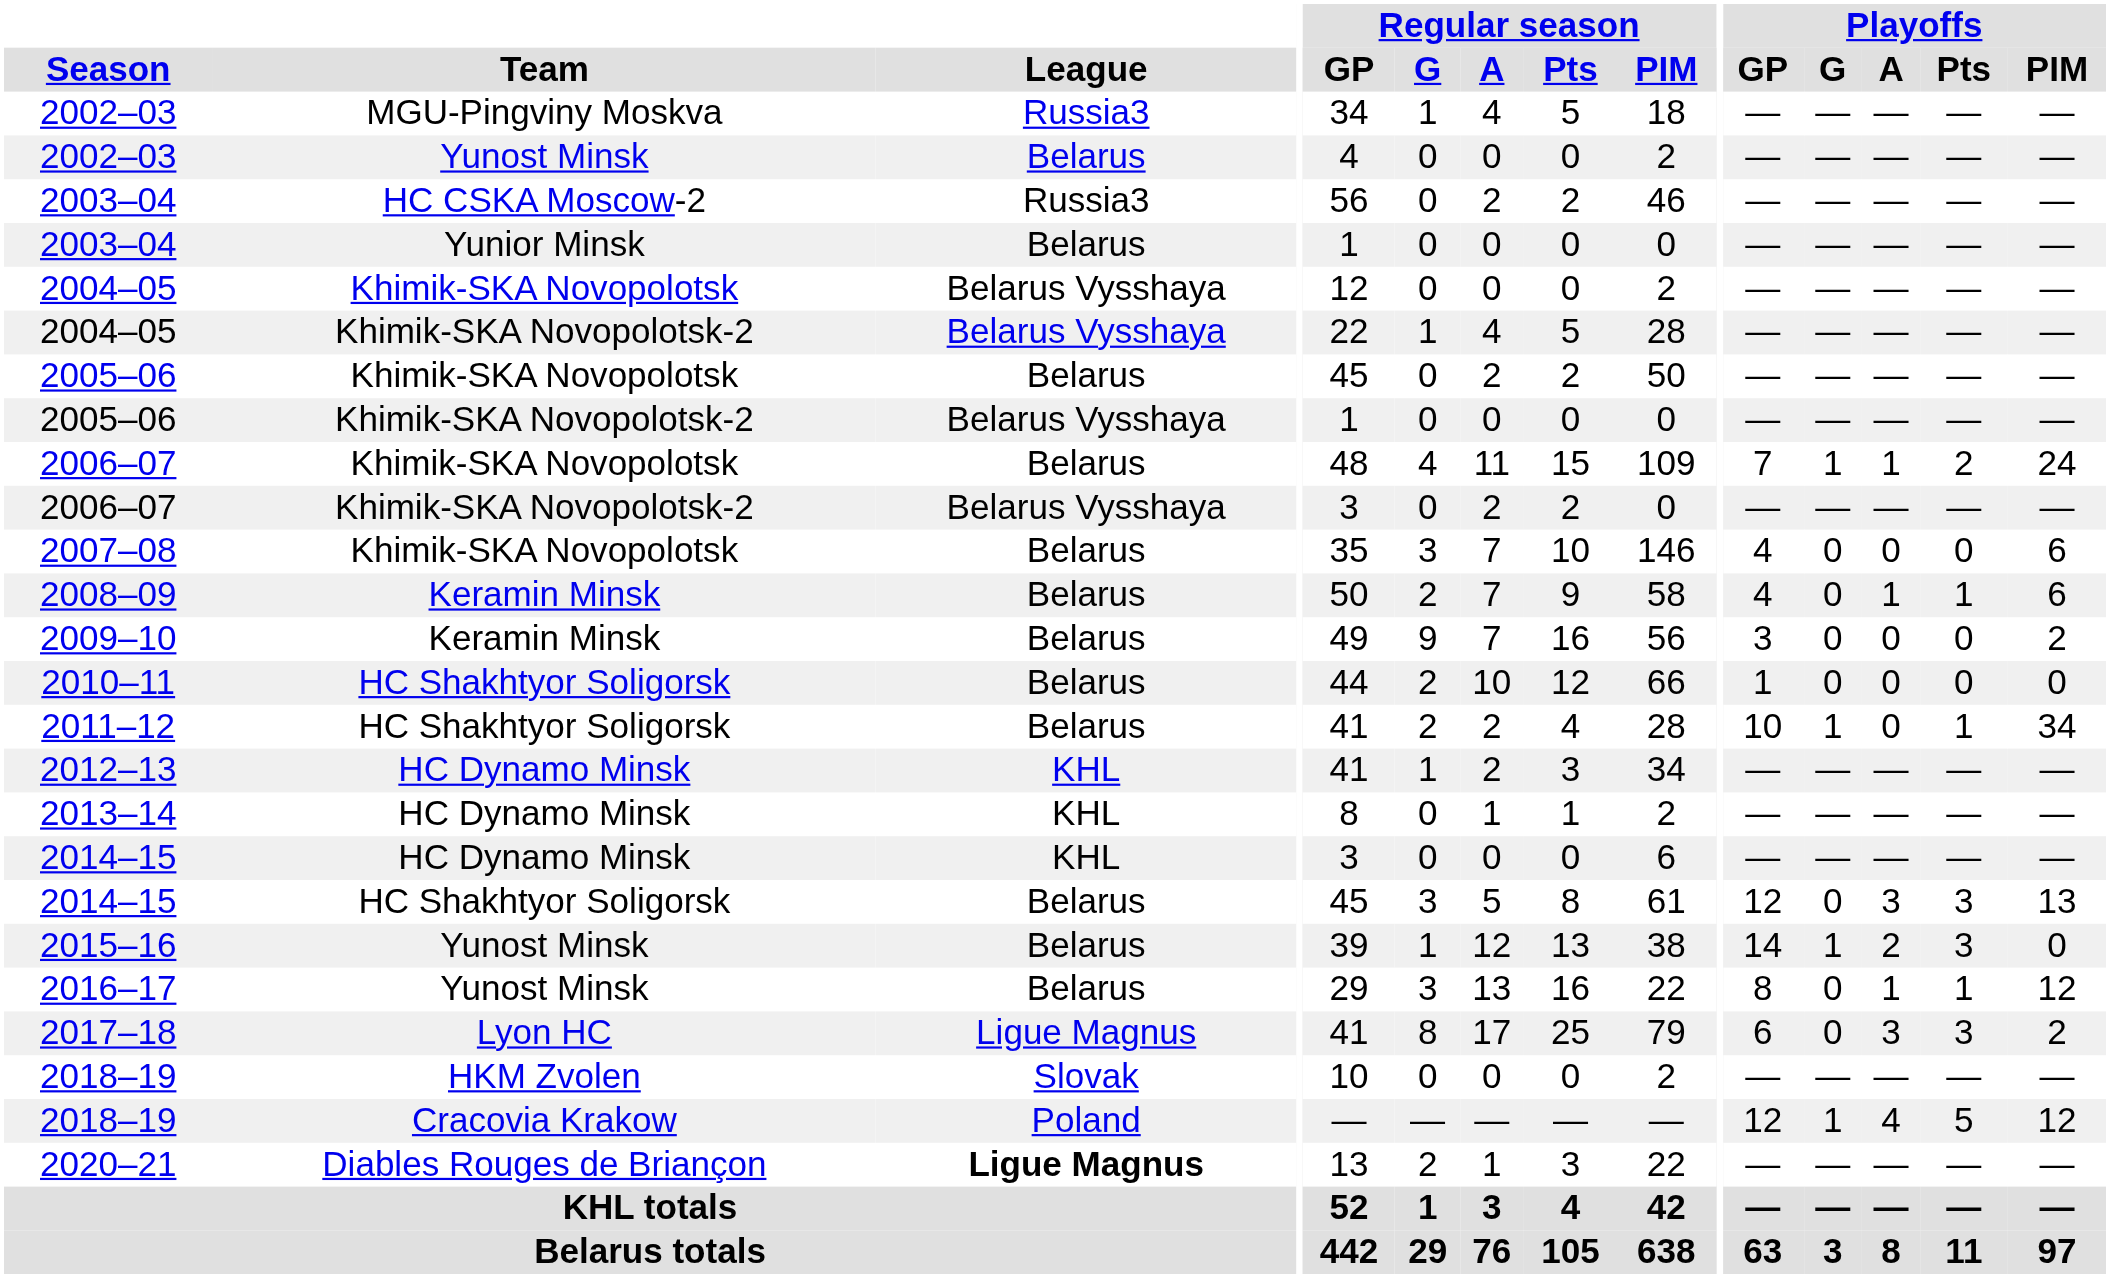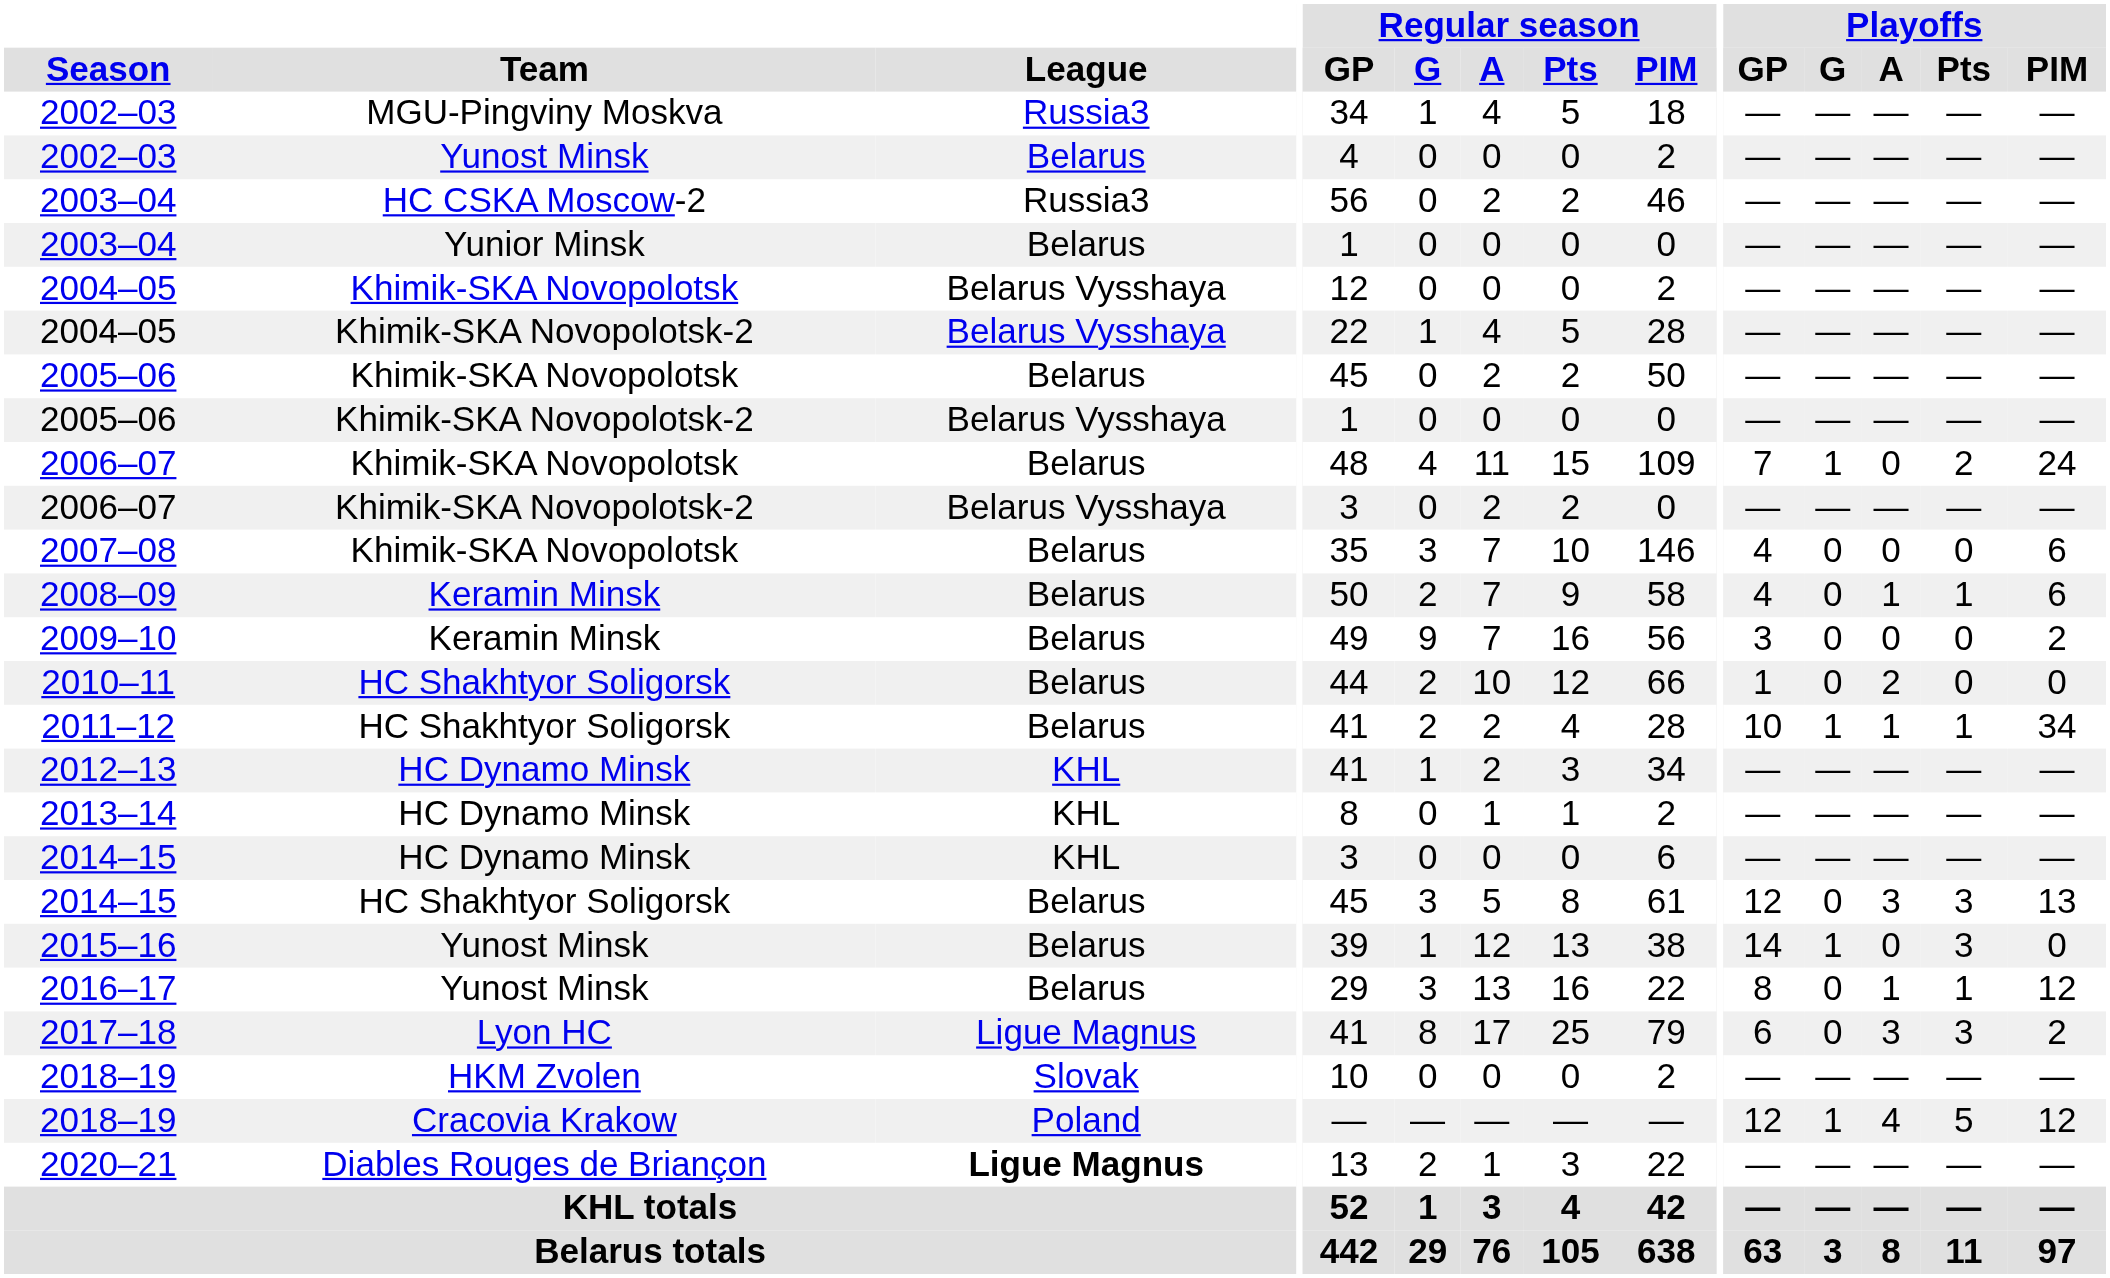(1891, 463) 1 -> (1891, 463) 0
(1891, 682) 0 -> (1891, 682) 2
(1891, 726) 0 -> (1891, 726) 1
(1891, 945) 2 -> (1891, 945) 0
